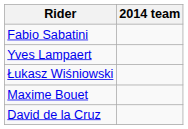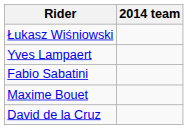rows swapped: (60, 74) <-> (48, 34)
